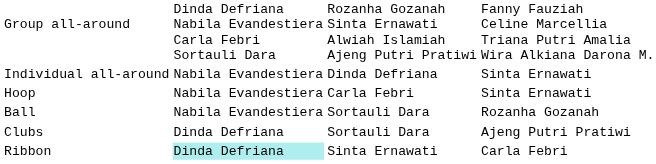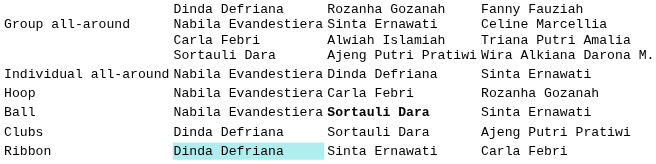(536, 94) Sinta Ernawati -> (540, 94) Rozanha Gozanah
(379, 113) normal -> (379, 113) bold
(540, 113) Rozanha Gozanah -> (536, 113) Sinta Ernawati
